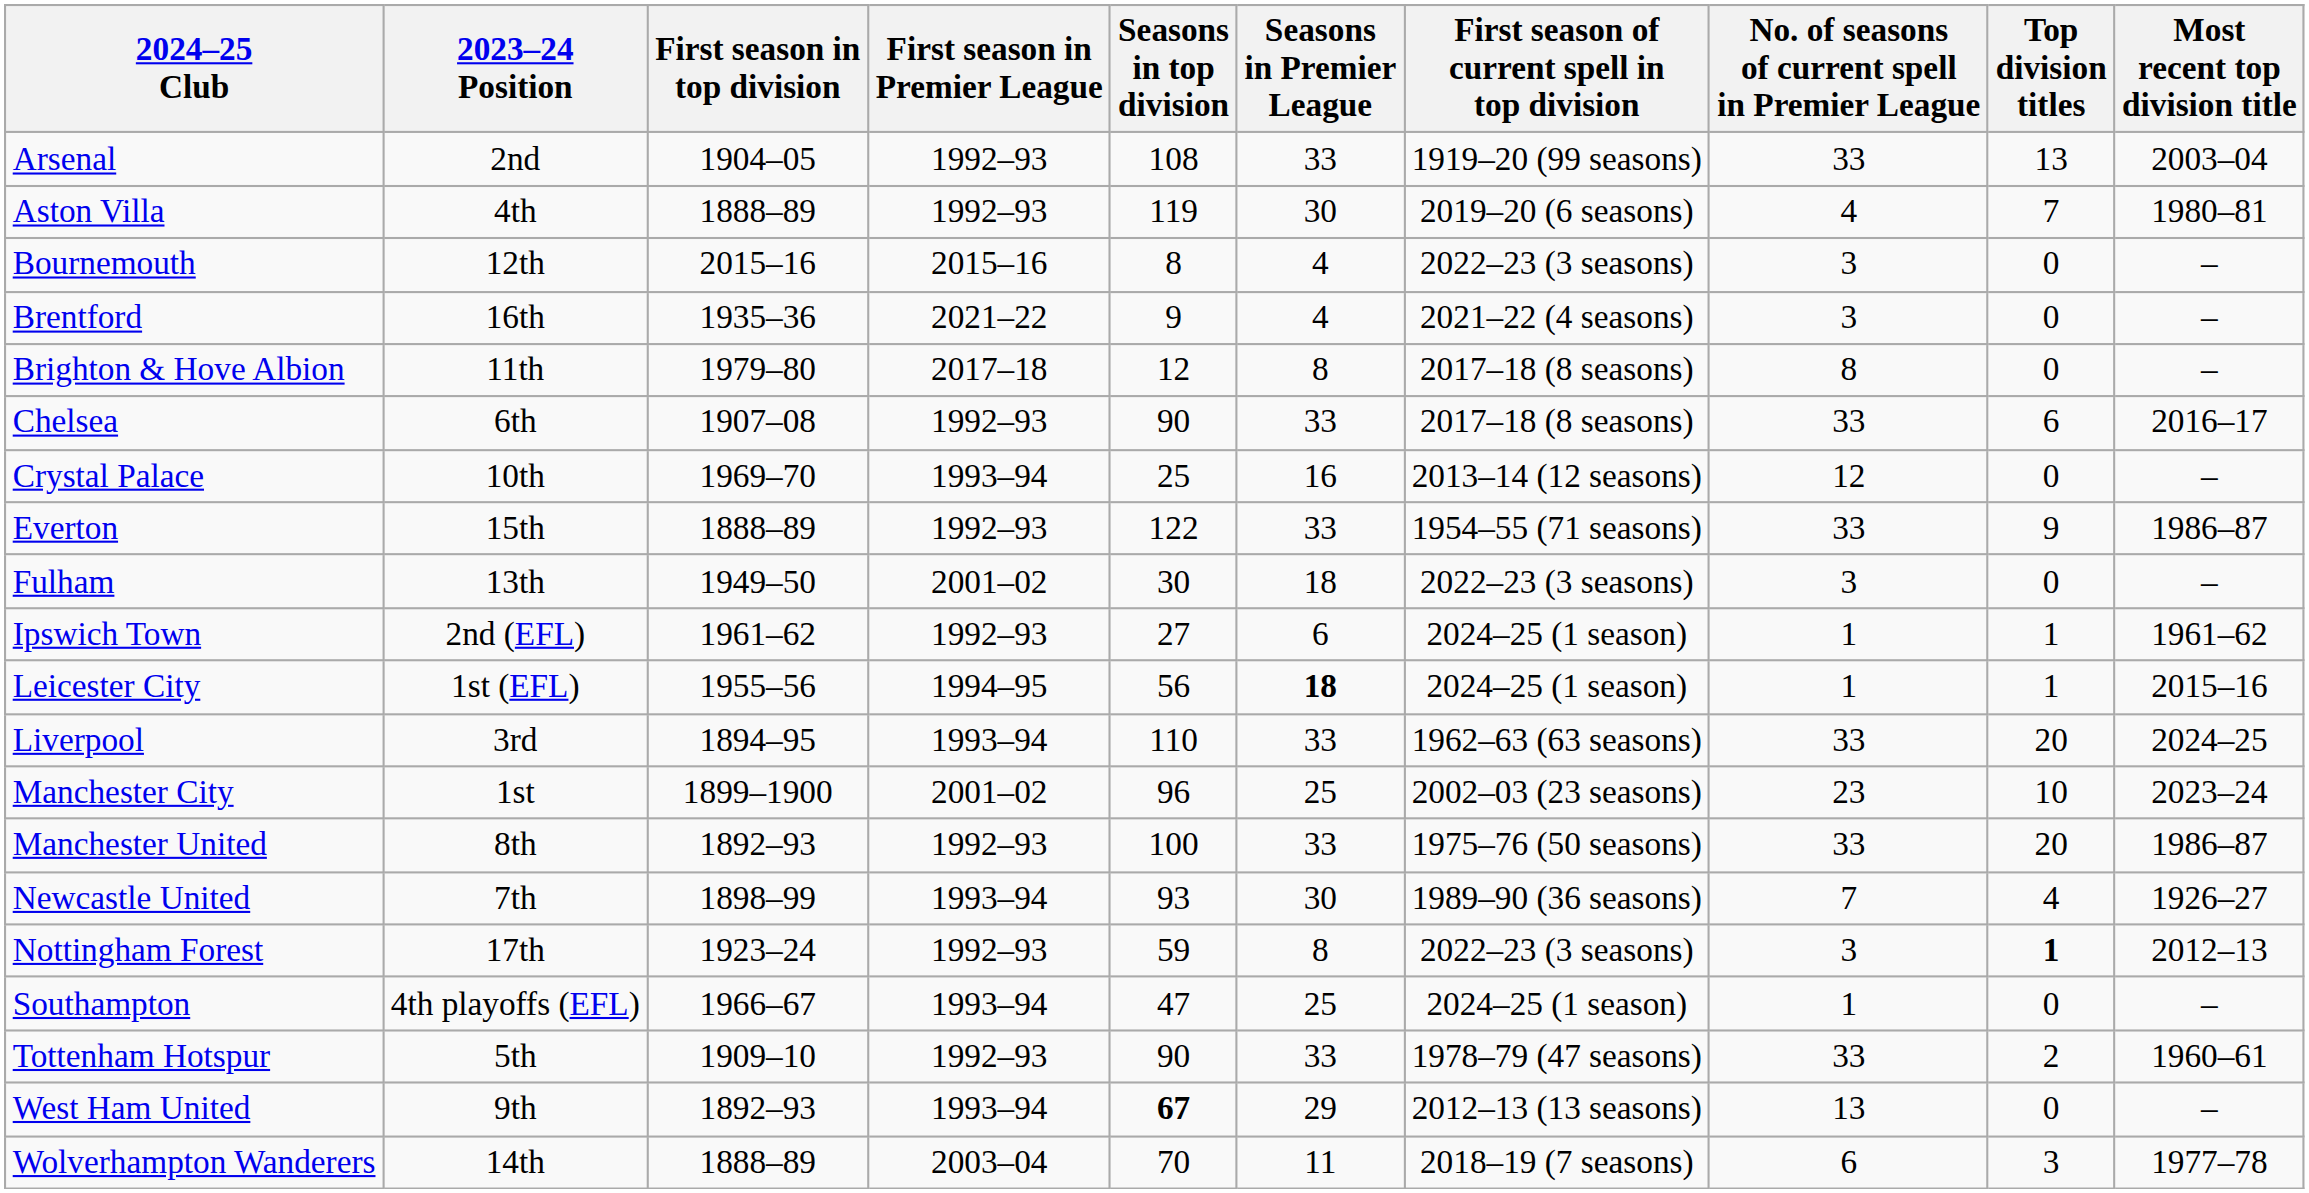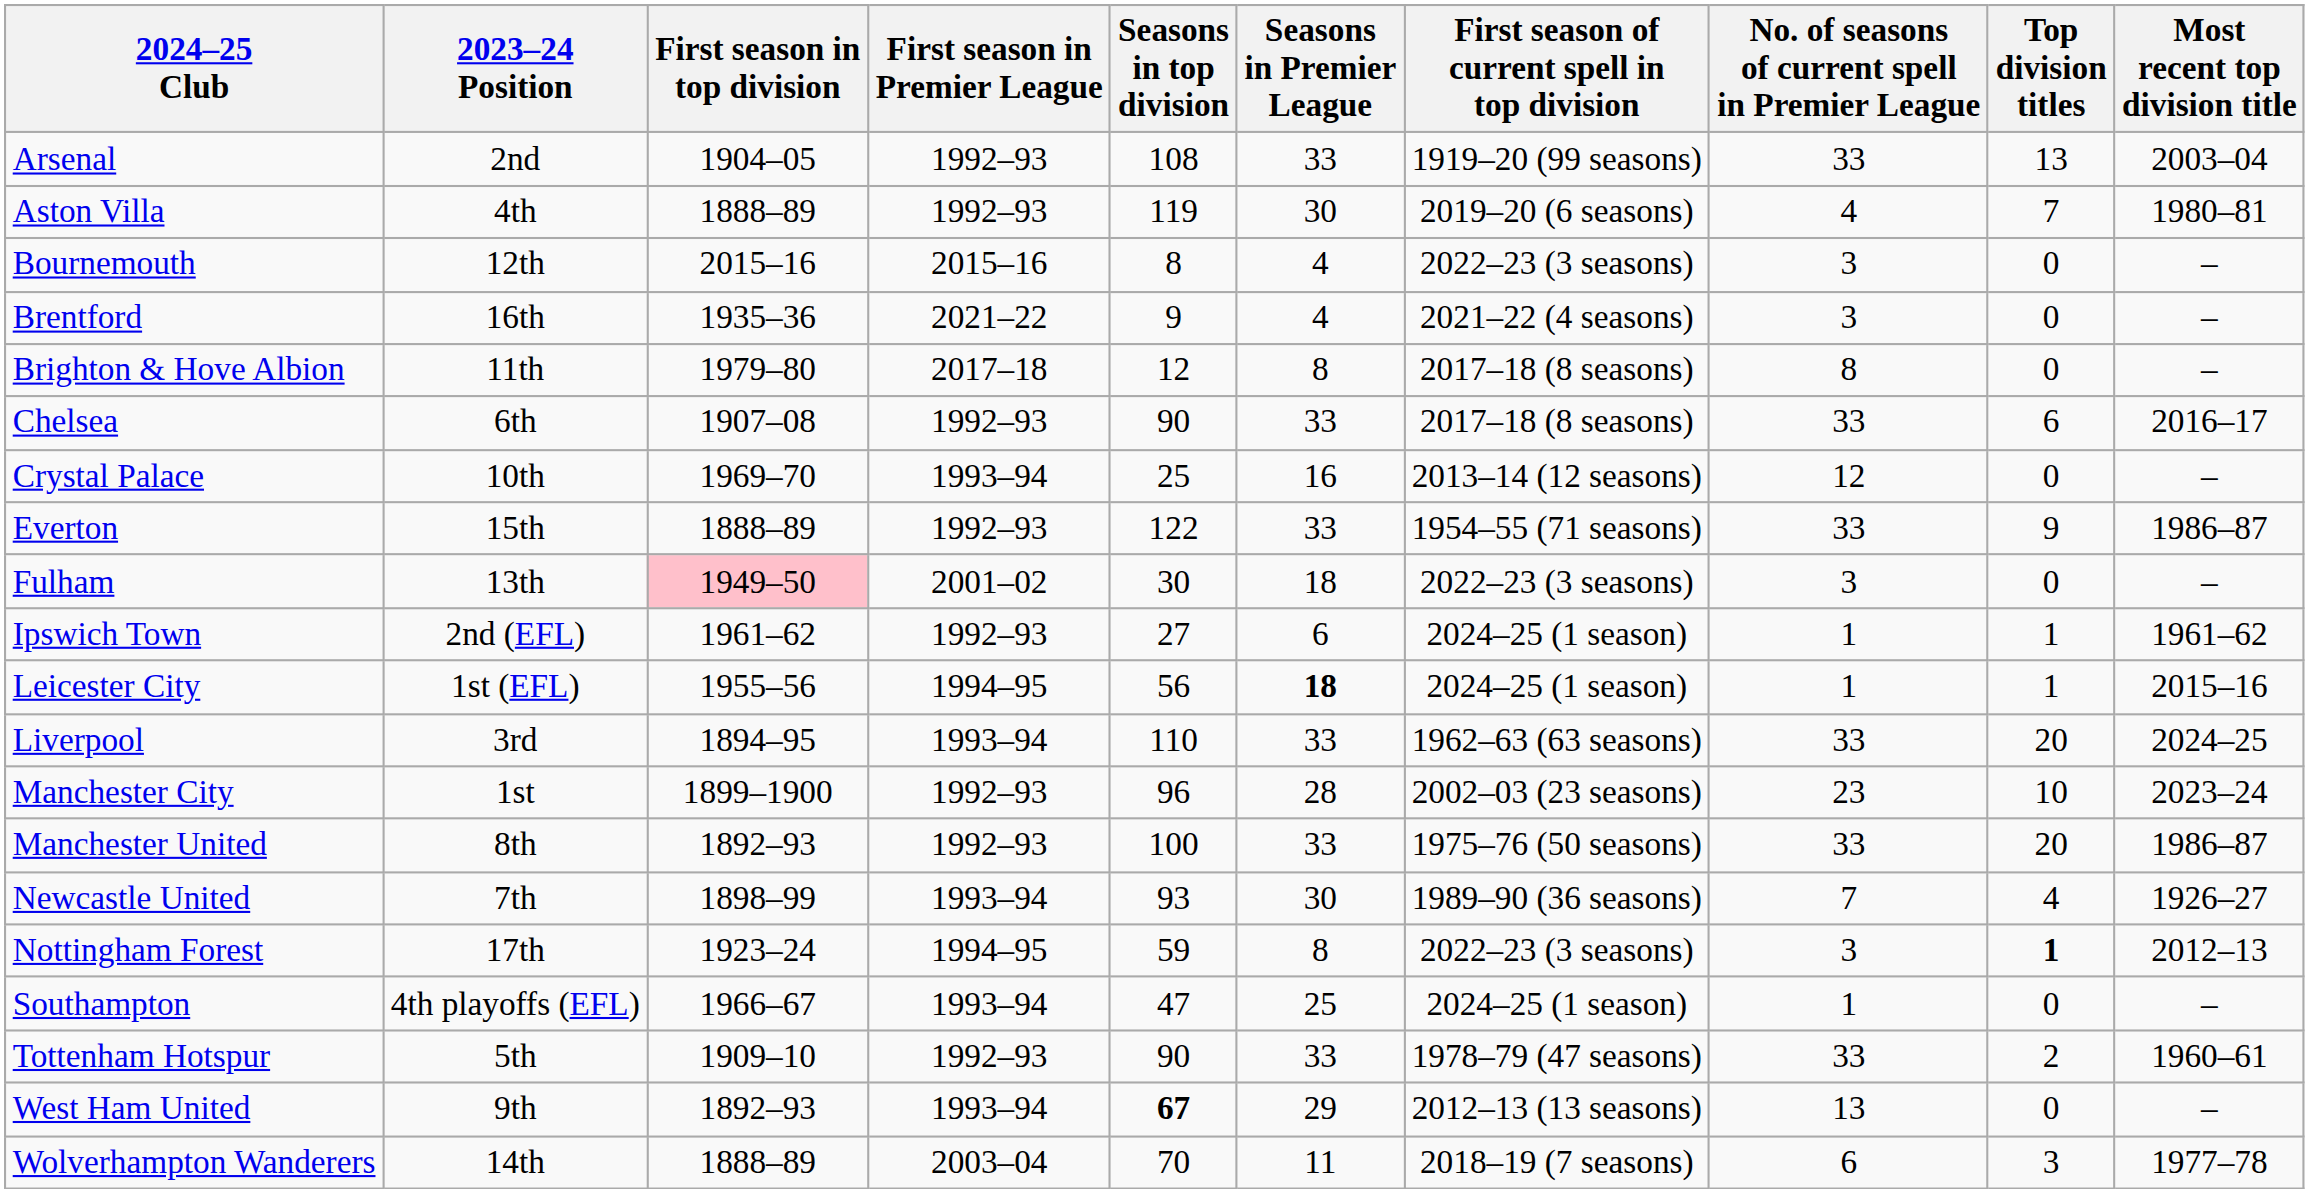(758, 580) no background -> (758, 580) pink background
(989, 791) 2001–02 -> (989, 791) 1992–93
(1320, 791) 25 -> (1320, 791) 28
(989, 950) 1992–93 -> (989, 950) 1994–95
